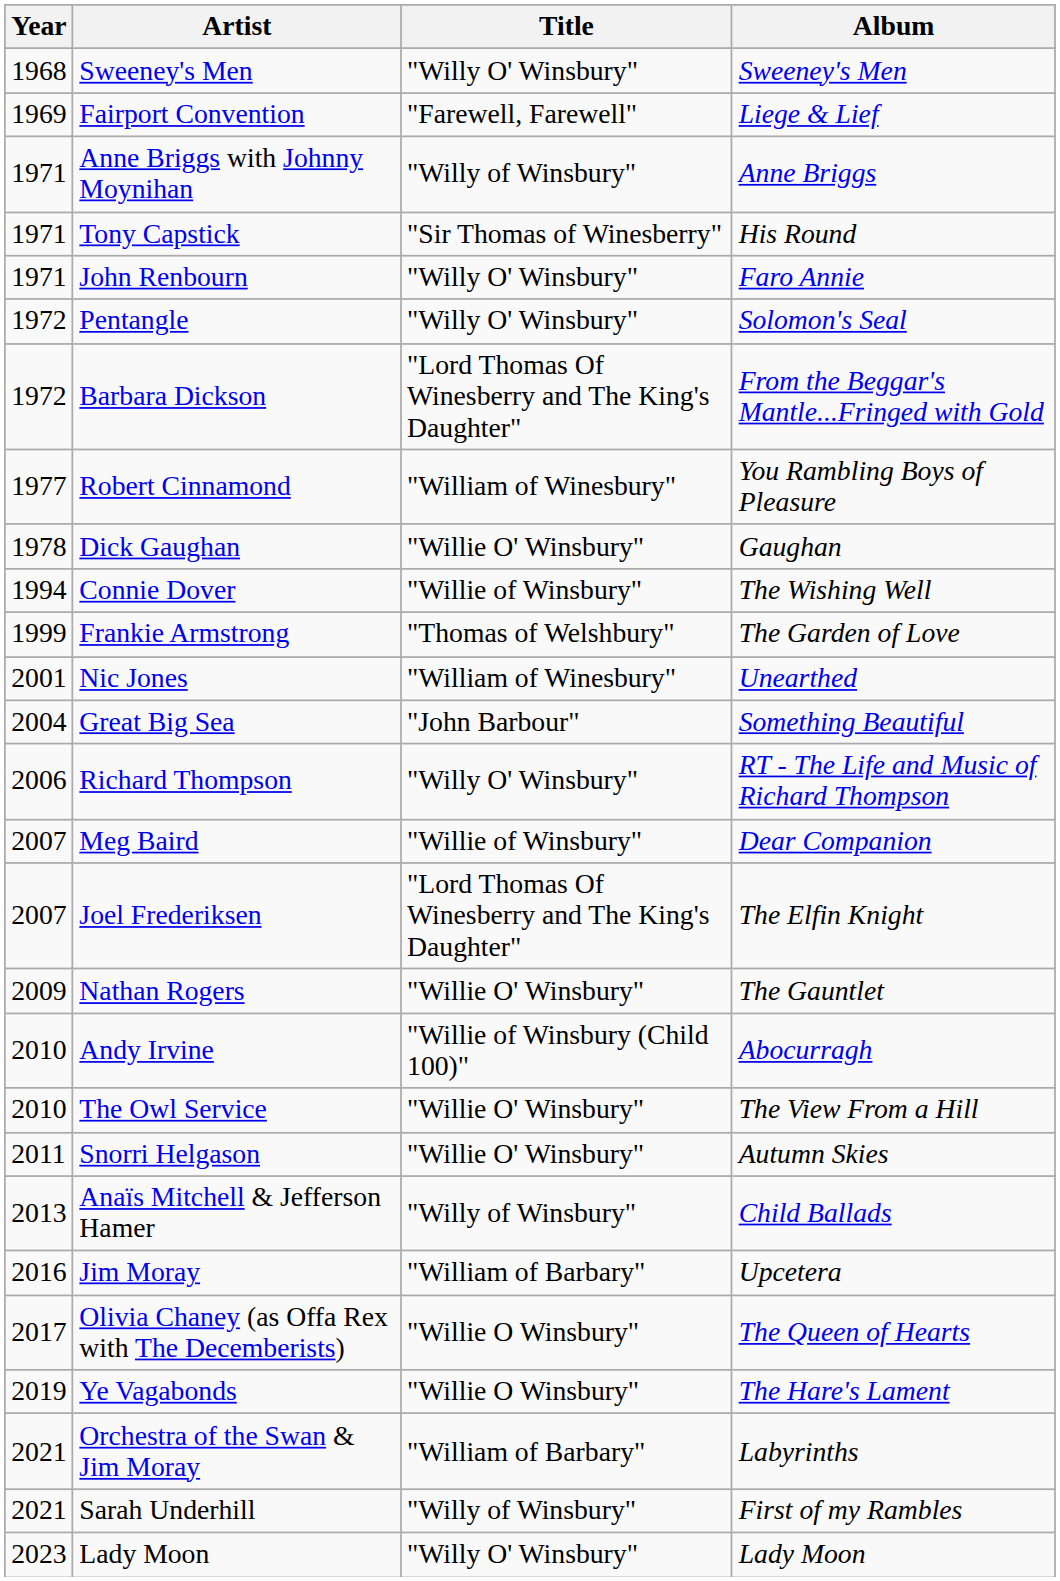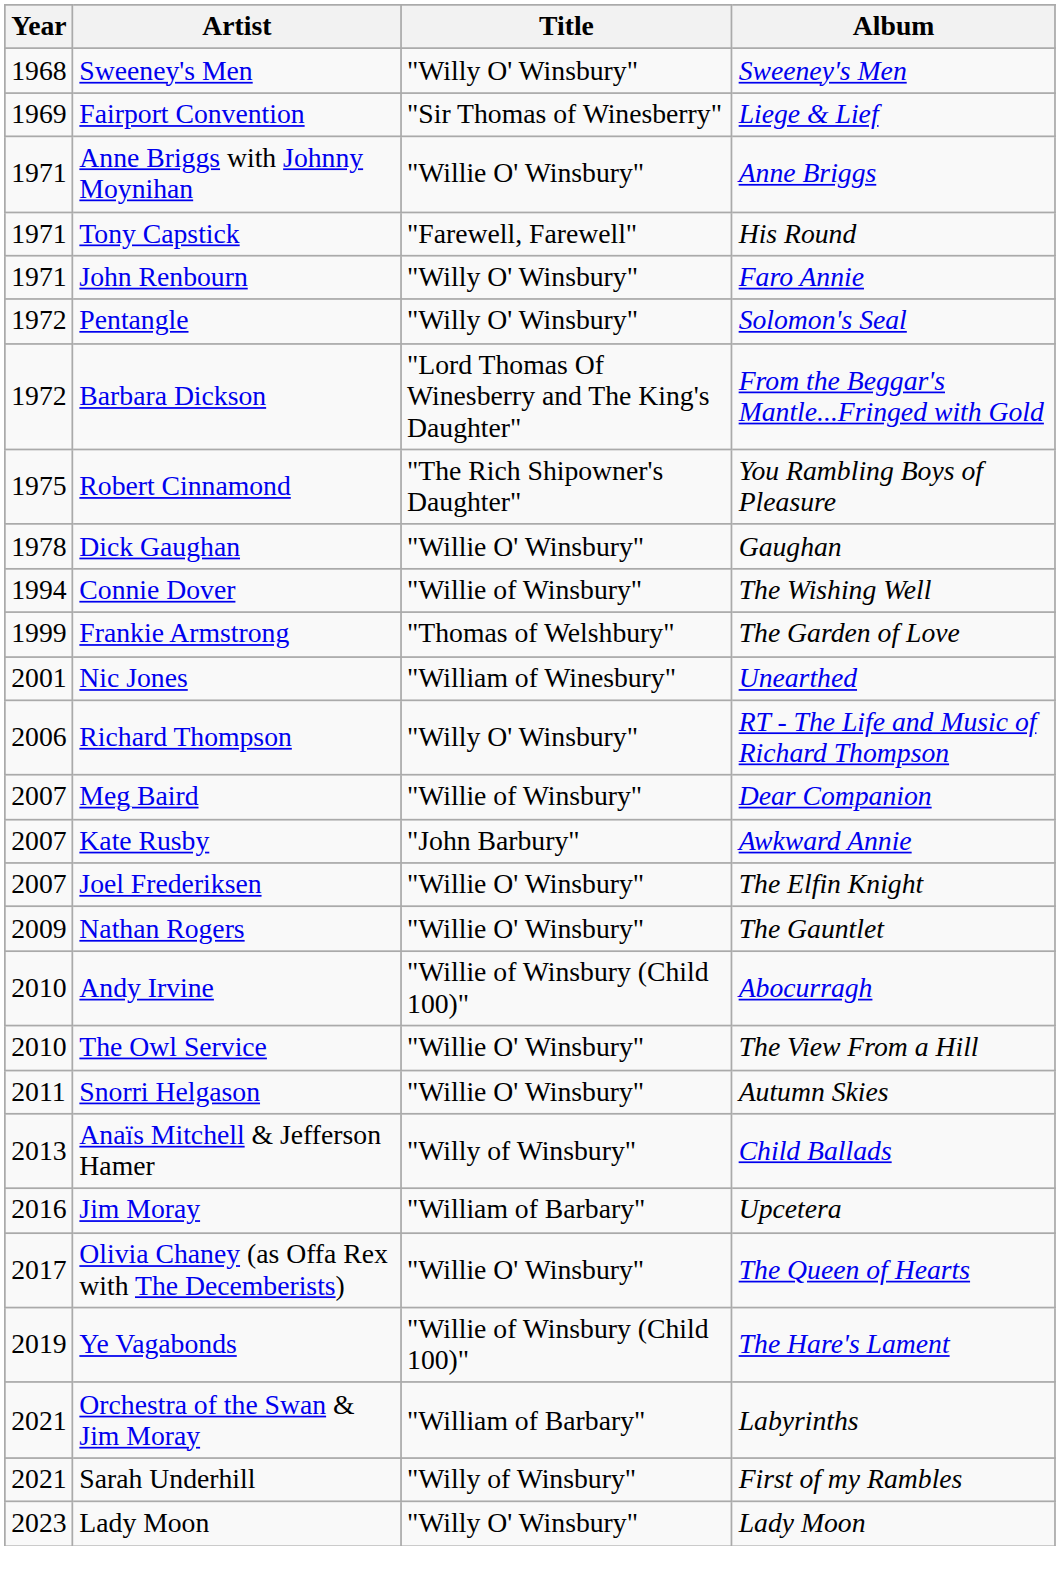(522, 114) "Farewell, Farewell" -> (564, 114) "Sir Thomas of Winesberry"
(522, 173) "Willy of Winsbury" -> (526, 173) "Willie O' Winsbury"
(564, 233) "Sir Thomas of Winesberry" -> (522, 233) "Farewell, Farewell"
(39, 486) 1977 -> (39, 486) 1975
(542, 486) "William of Winesbury" -> (535, 486) "The Rich Shipowner's Daughter"
- row: (157, 721)
+ row: (144, 840)
(558, 915) "Lord Thomas Of Winesberry and The King's Daughter" -> (526, 884) "Willie O' Winsbury"
(523, 1331) "Willie O Winsbury" -> (526, 1269) "Willie O' Winsbury"
(523, 1391) "Willie O Winsbury" -> (558, 1344) "Willie of Winsbury (Child 100)"
